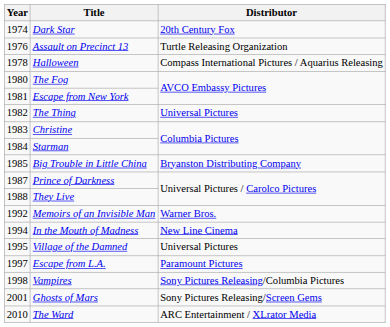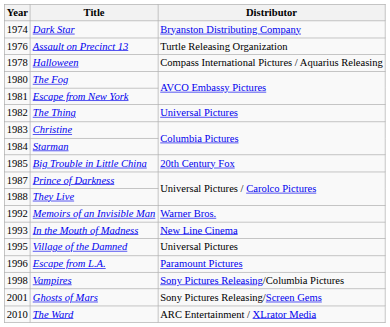(197, 29) 20th Century Fox -> (231, 29) Bryanston Distributing Company
(231, 163) Bryanston Distributing Company -> (197, 163) 20th Century Fox
(17, 230) 1994 -> (17, 230) 1993
(17, 264) 1997 -> (17, 264) 1996
